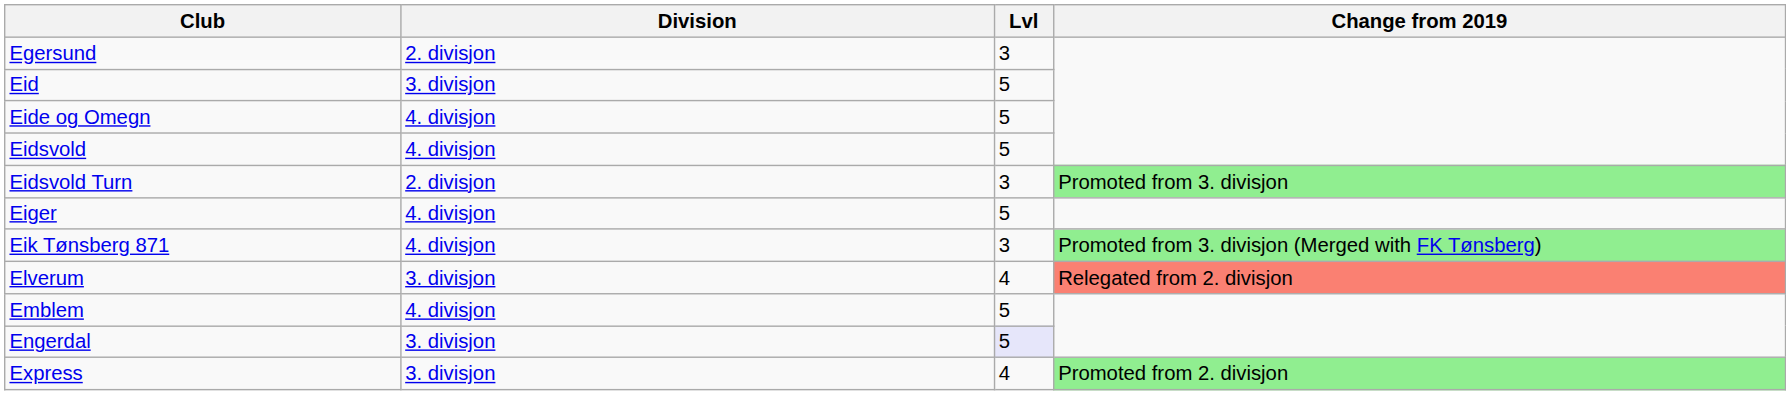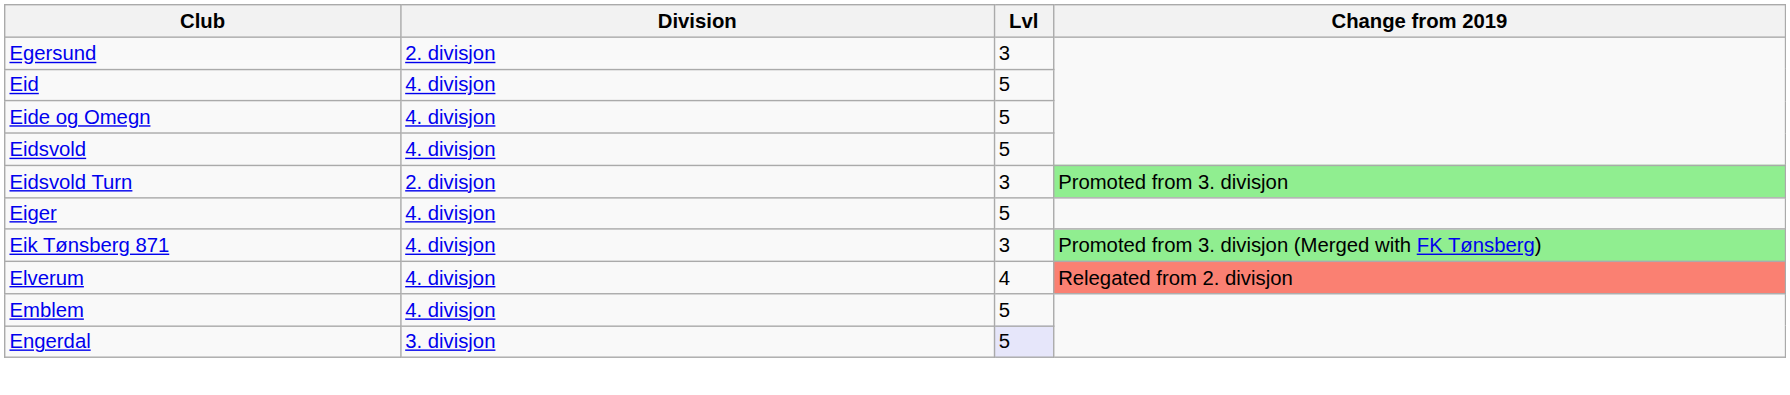(450, 85) 3. divisjon -> (450, 85) 4. divisjon
(450, 278) 3. divisjon -> (450, 278) 4. divisjon
- row: (46, 374)
